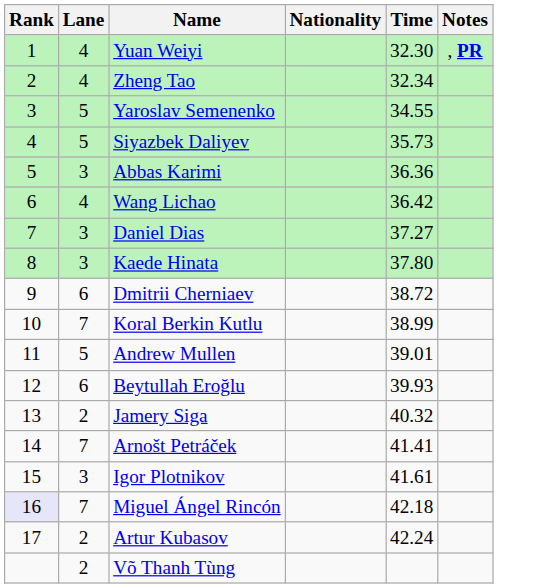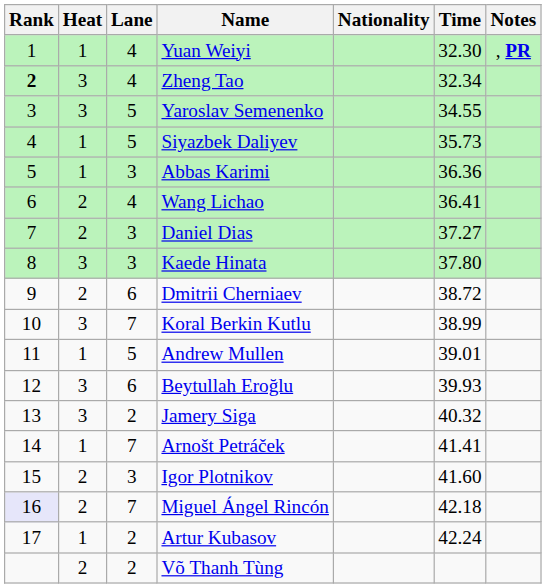+ column: (82, 19)
(31, 80) normal -> (31, 80) bold
(412, 202) 36.42 -> (460, 202) 36.41
(412, 476) 41.61 -> (460, 476) 41.60
